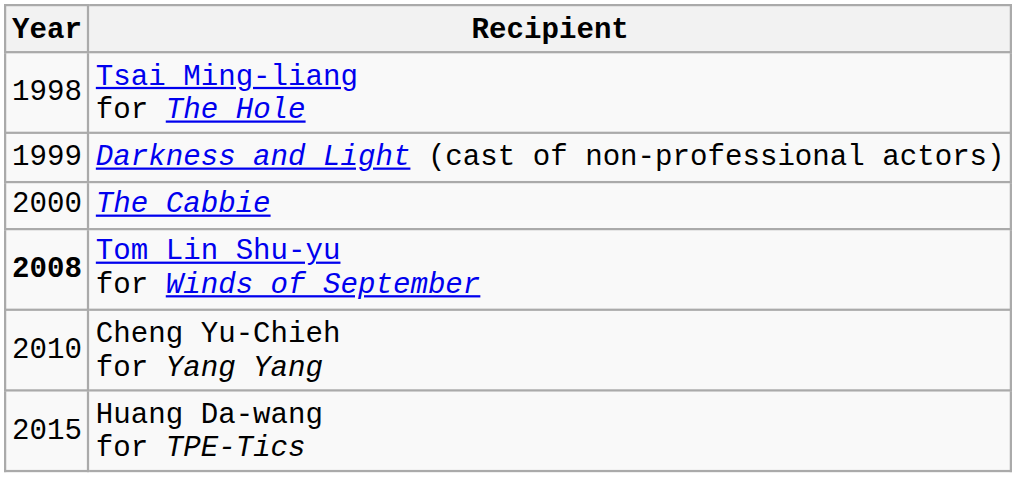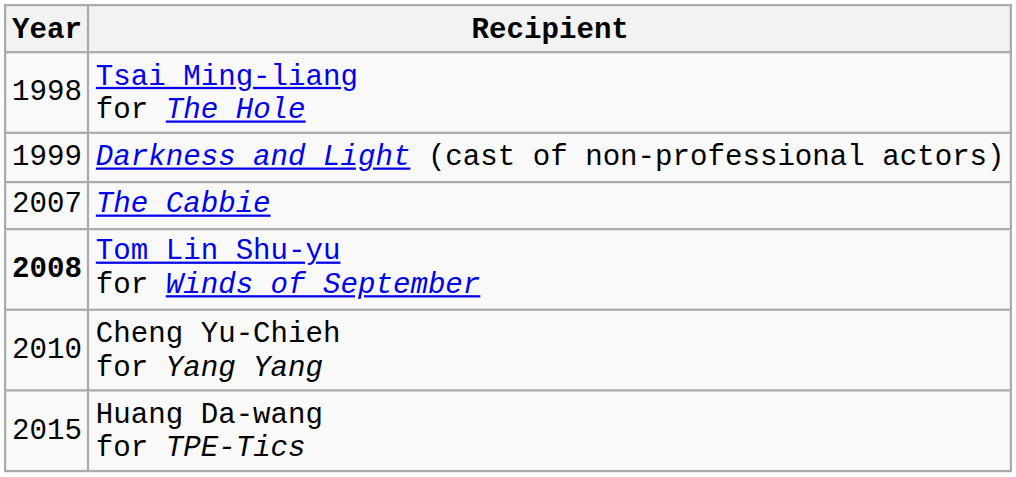(47, 205) 2000 -> (47, 205) 2007
